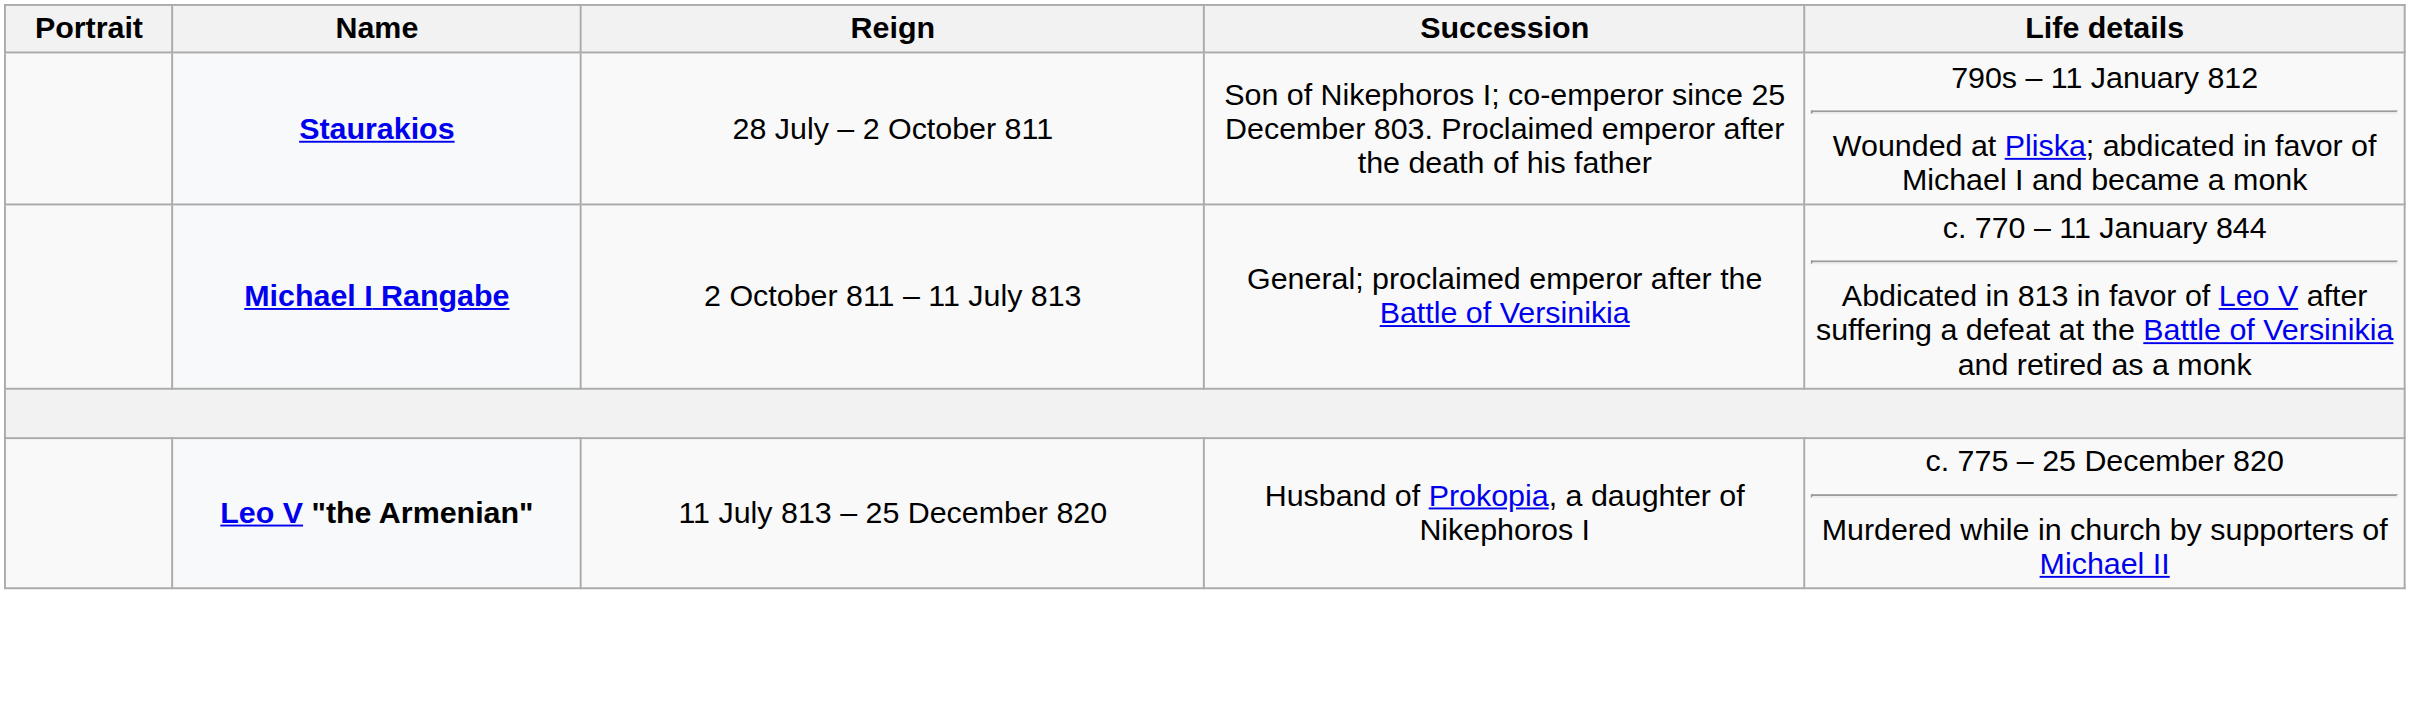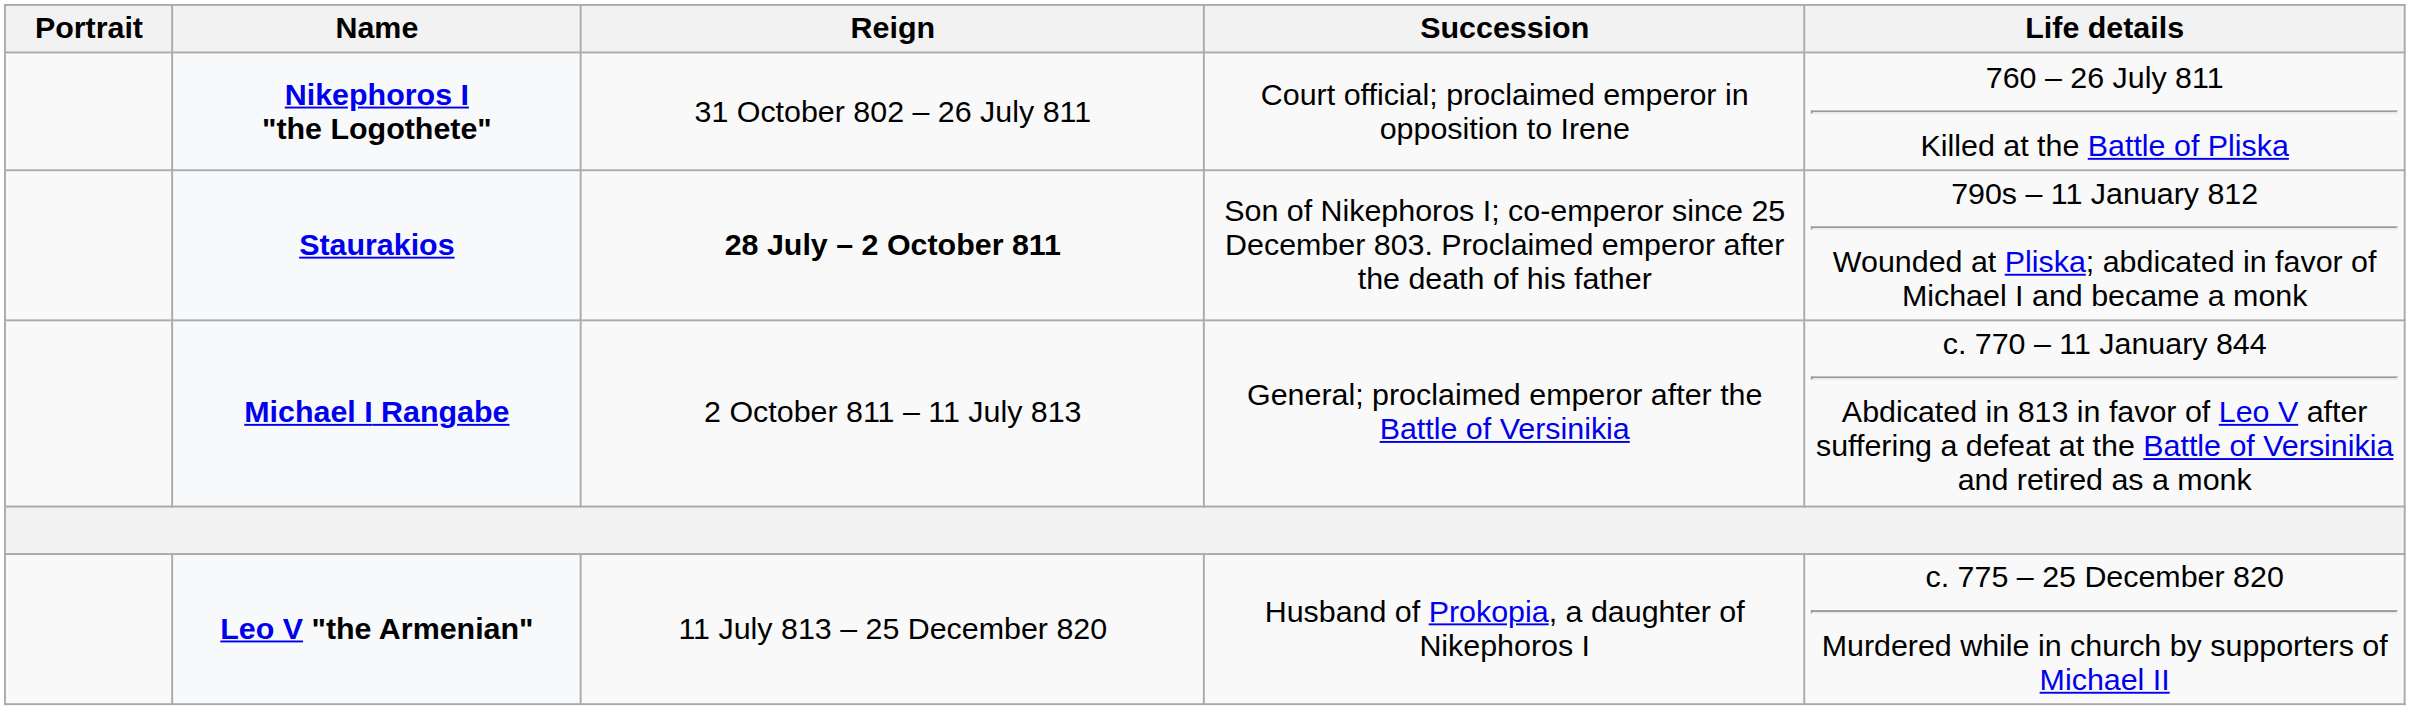+ row: (377, 111)
(893, 128) normal -> (893, 244) bold
